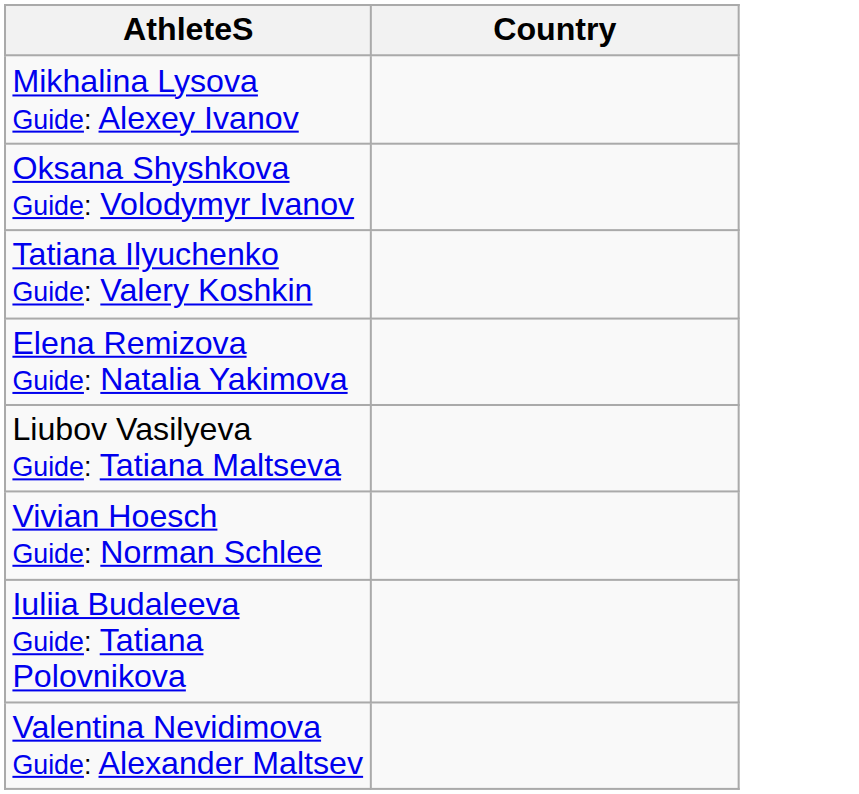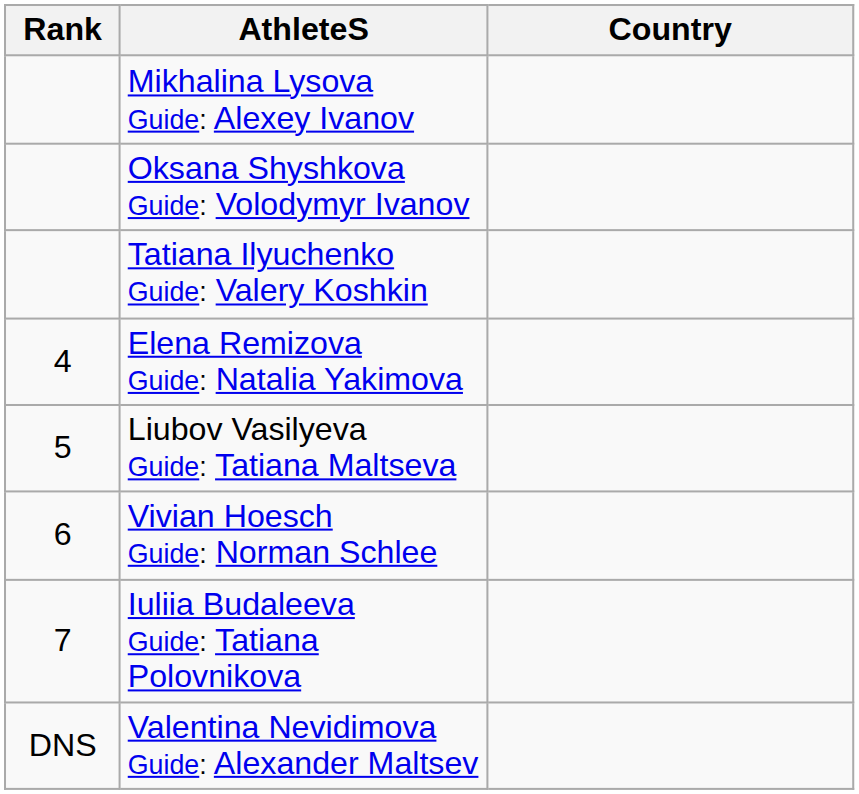+ column: (63, 30)
